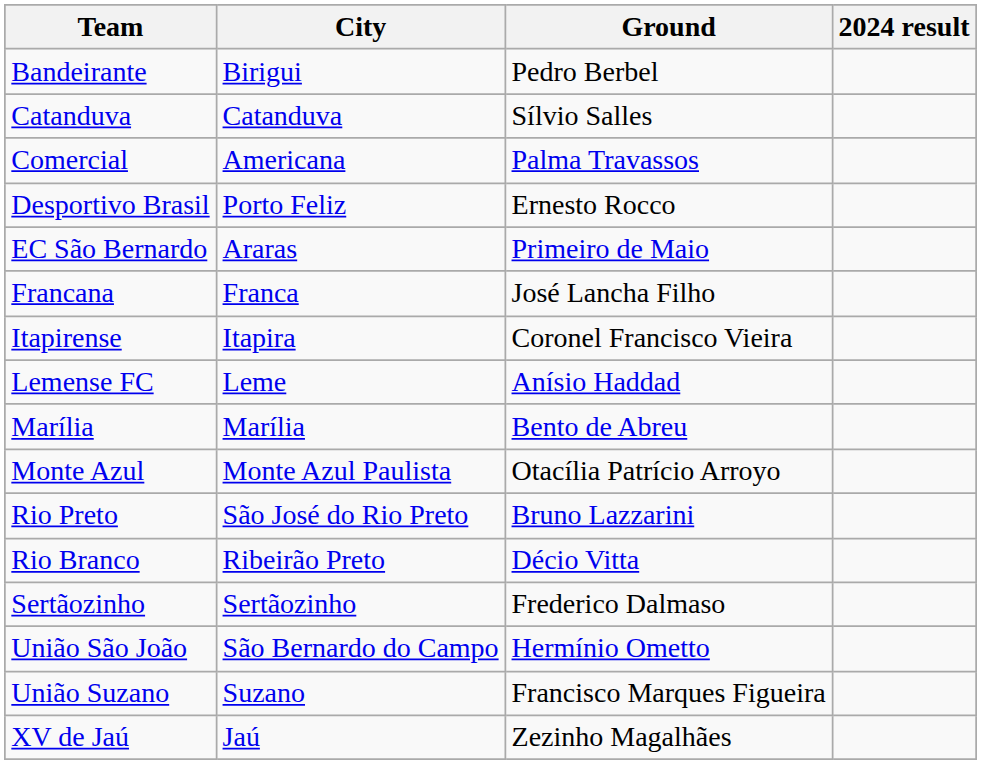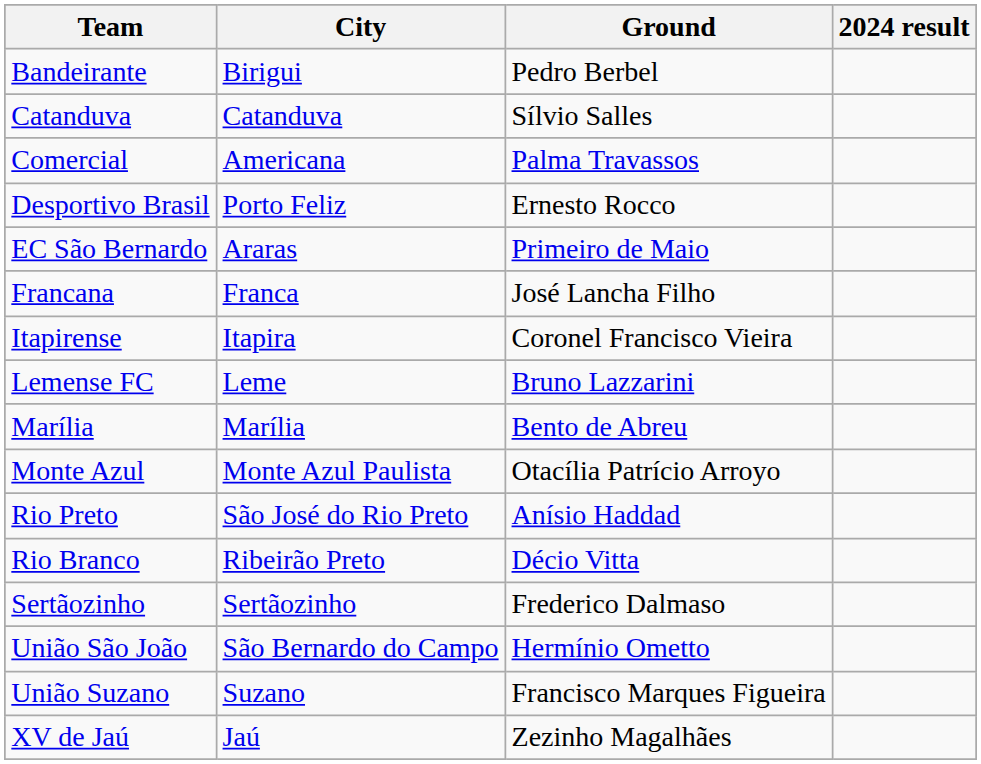(596, 381) Anísio Haddad -> (603, 381) Bruno Lazzarini
(603, 515) Bruno Lazzarini -> (596, 515) Anísio Haddad
